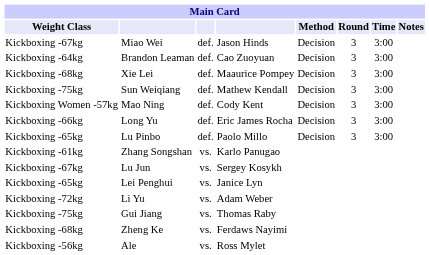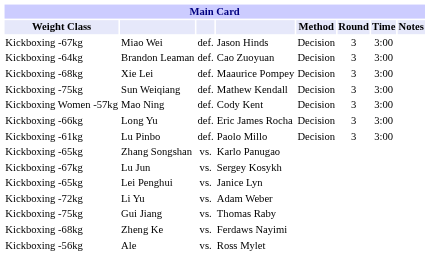(44, 136) Kickboxing -65kg -> (44, 136) Kickboxing -61kg
(44, 152) Kickboxing -61kg -> (44, 152) Kickboxing -65kg
